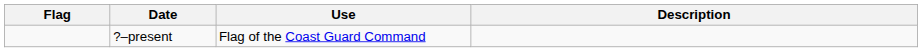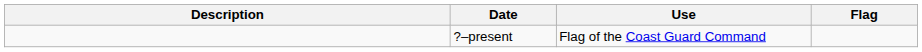columns swapped: (57, 15) <-> (694, 15)
